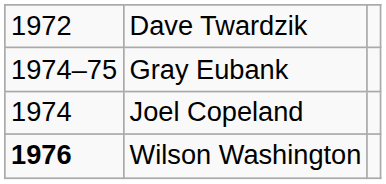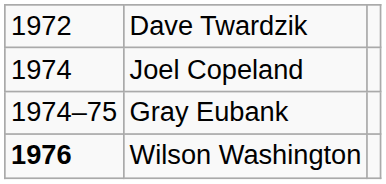rows swapped: (217, 112) <-> (209, 69)
